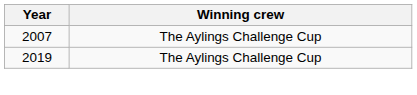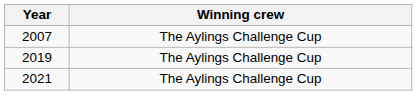+ row: (37, 79)
